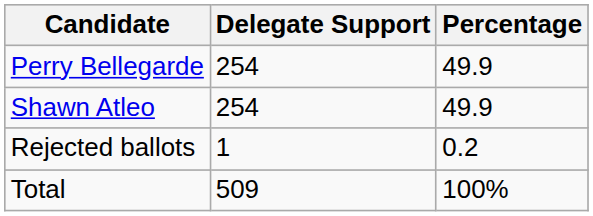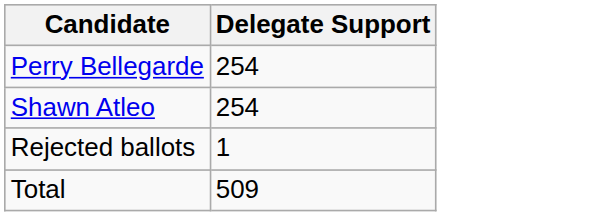- column: (512, 25)
